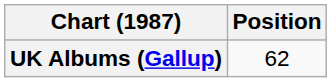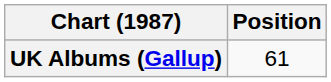(277, 58) 62 -> (277, 58) 61
